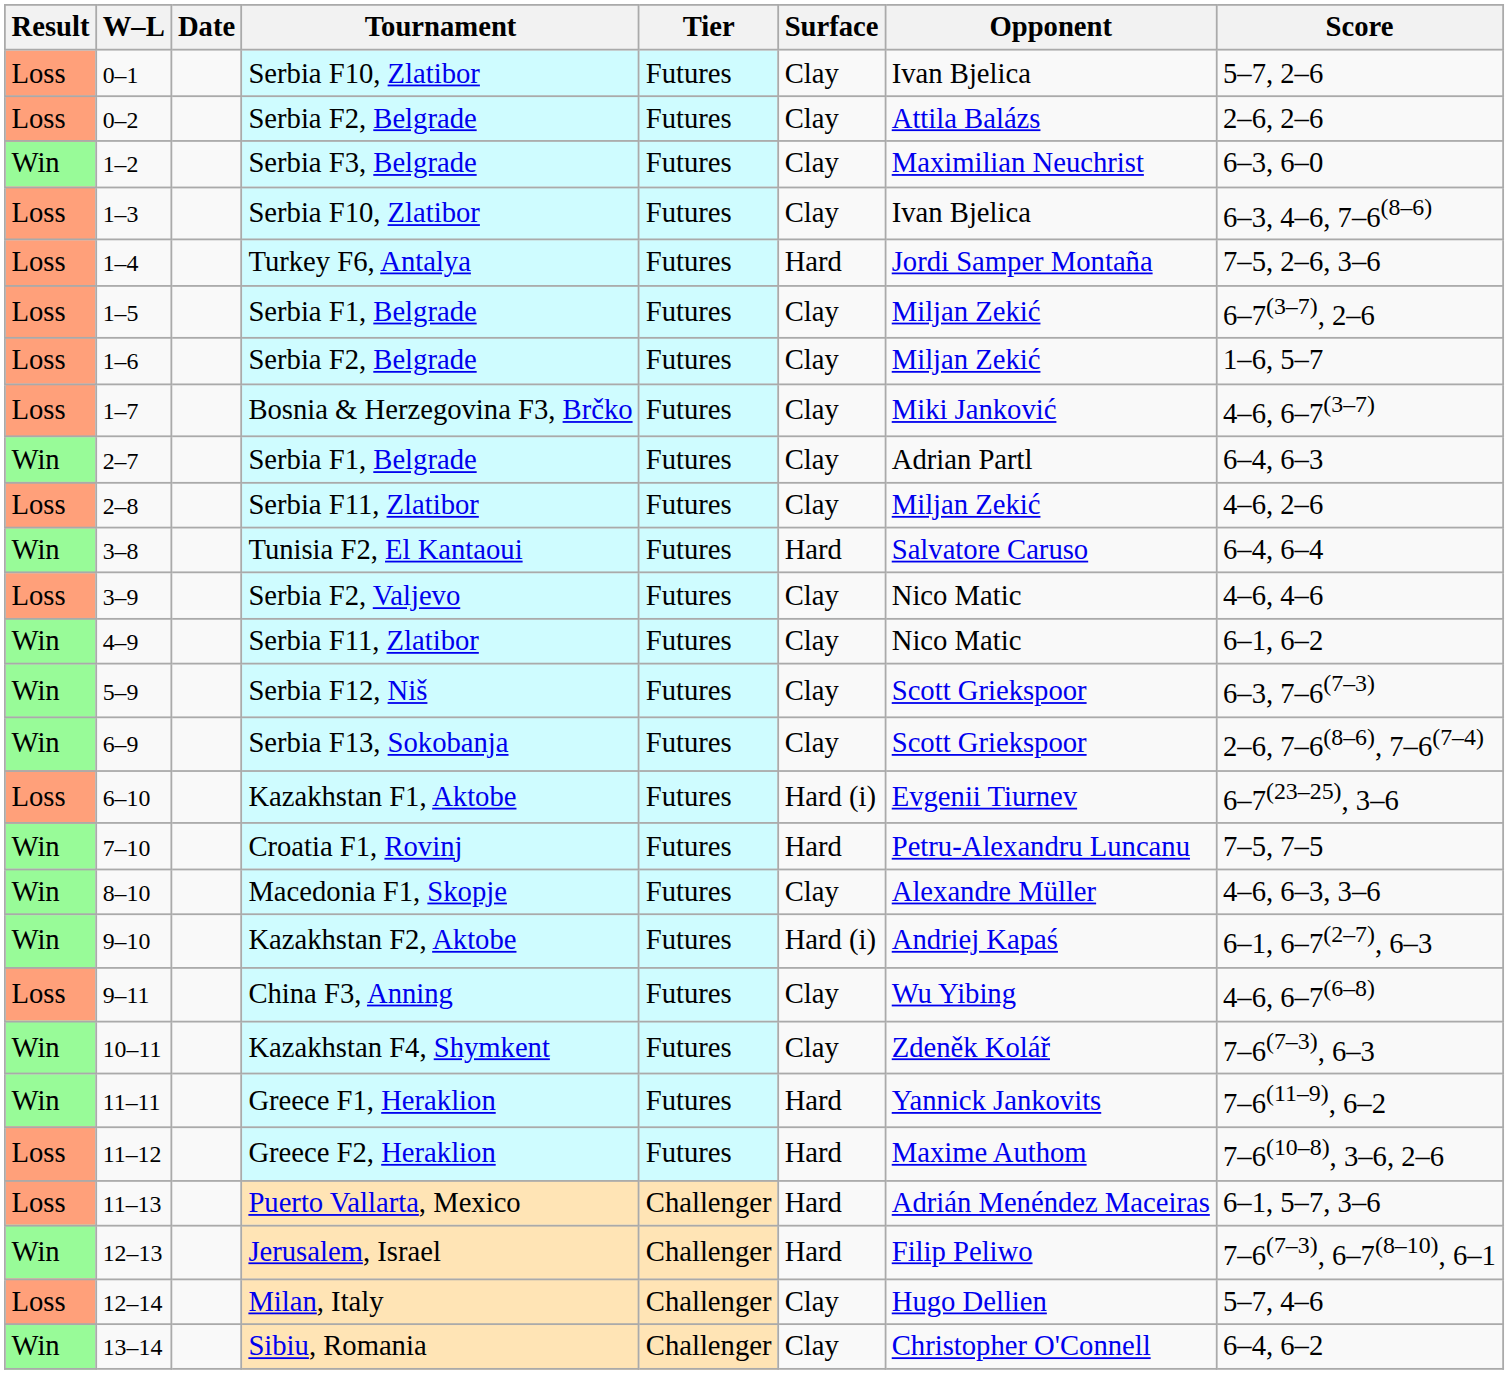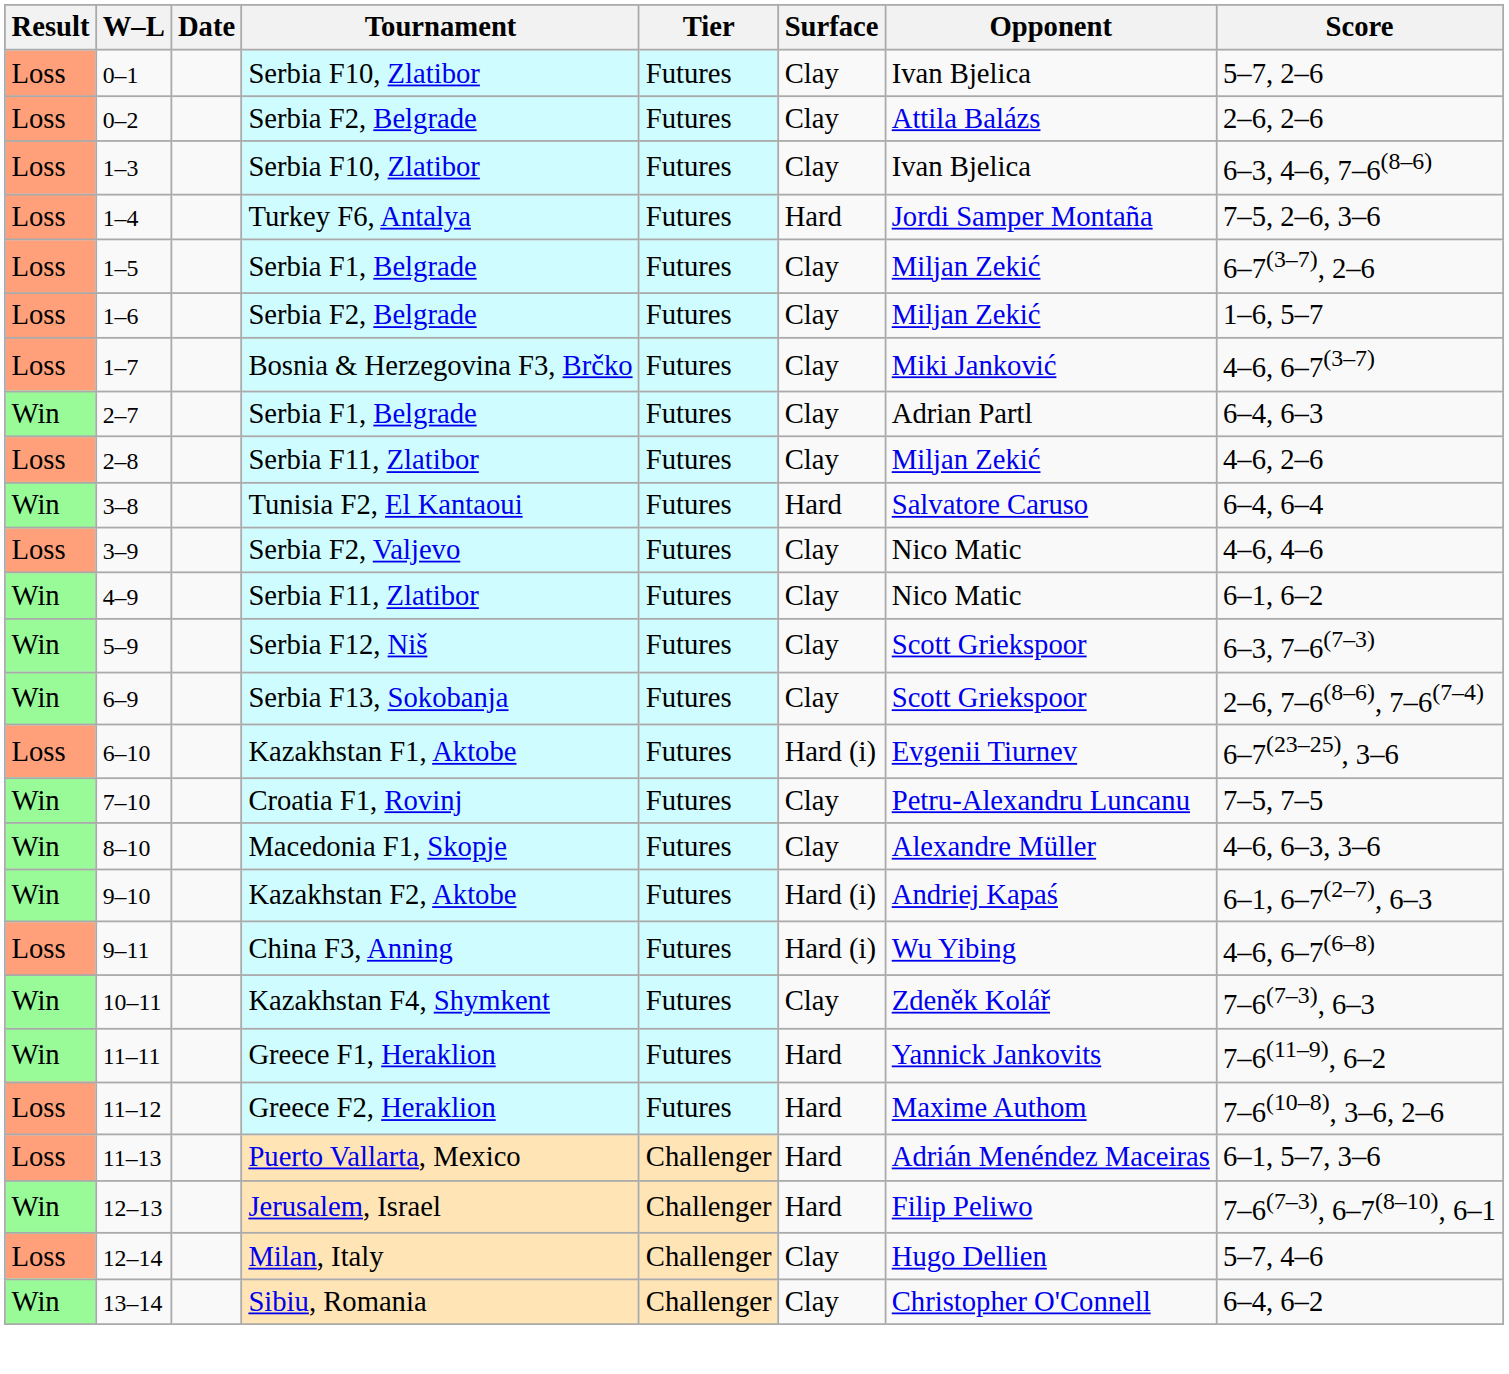- row: (121, 165)
(813, 845) Hard -> (812, 800) Clay
(812, 993) Clay -> (830, 948) Hard (i)
